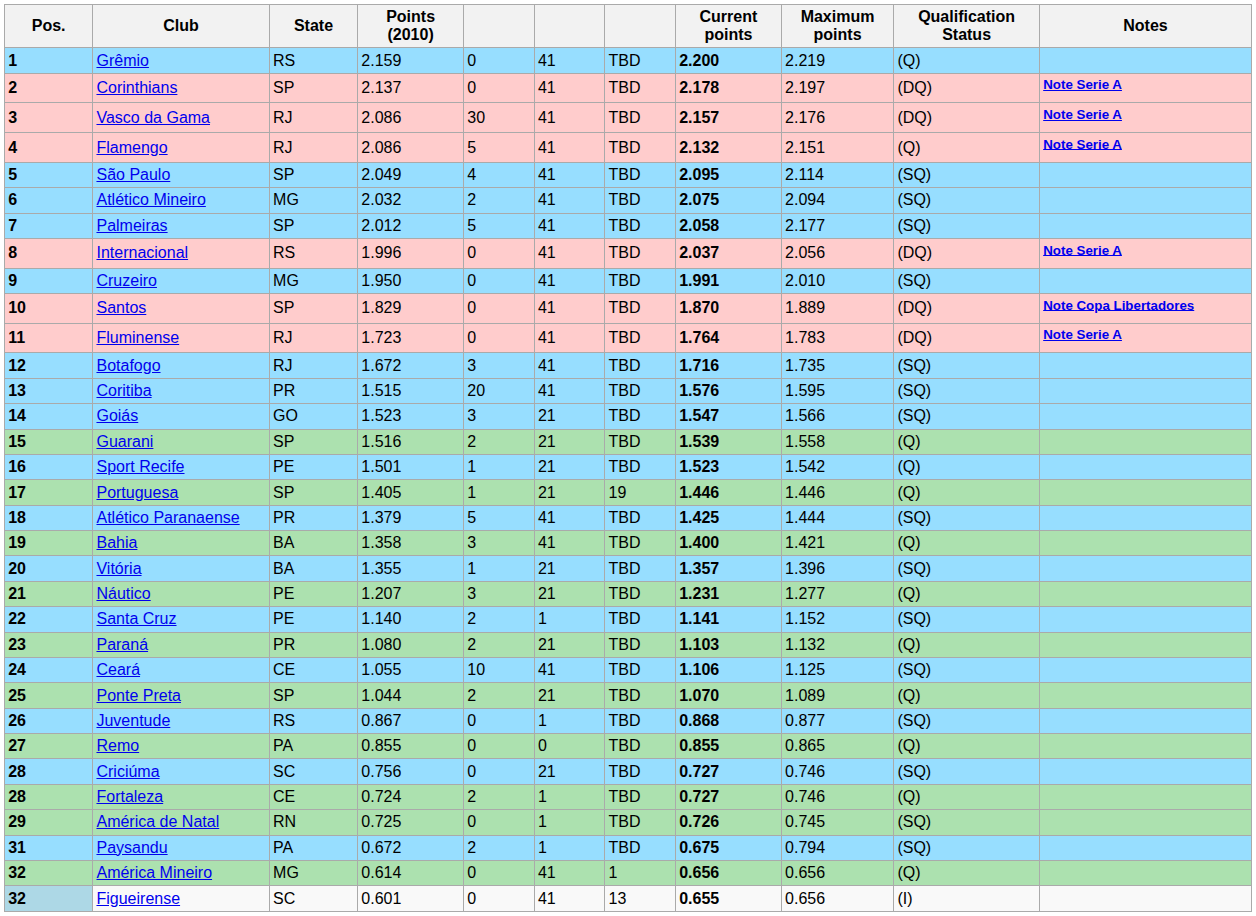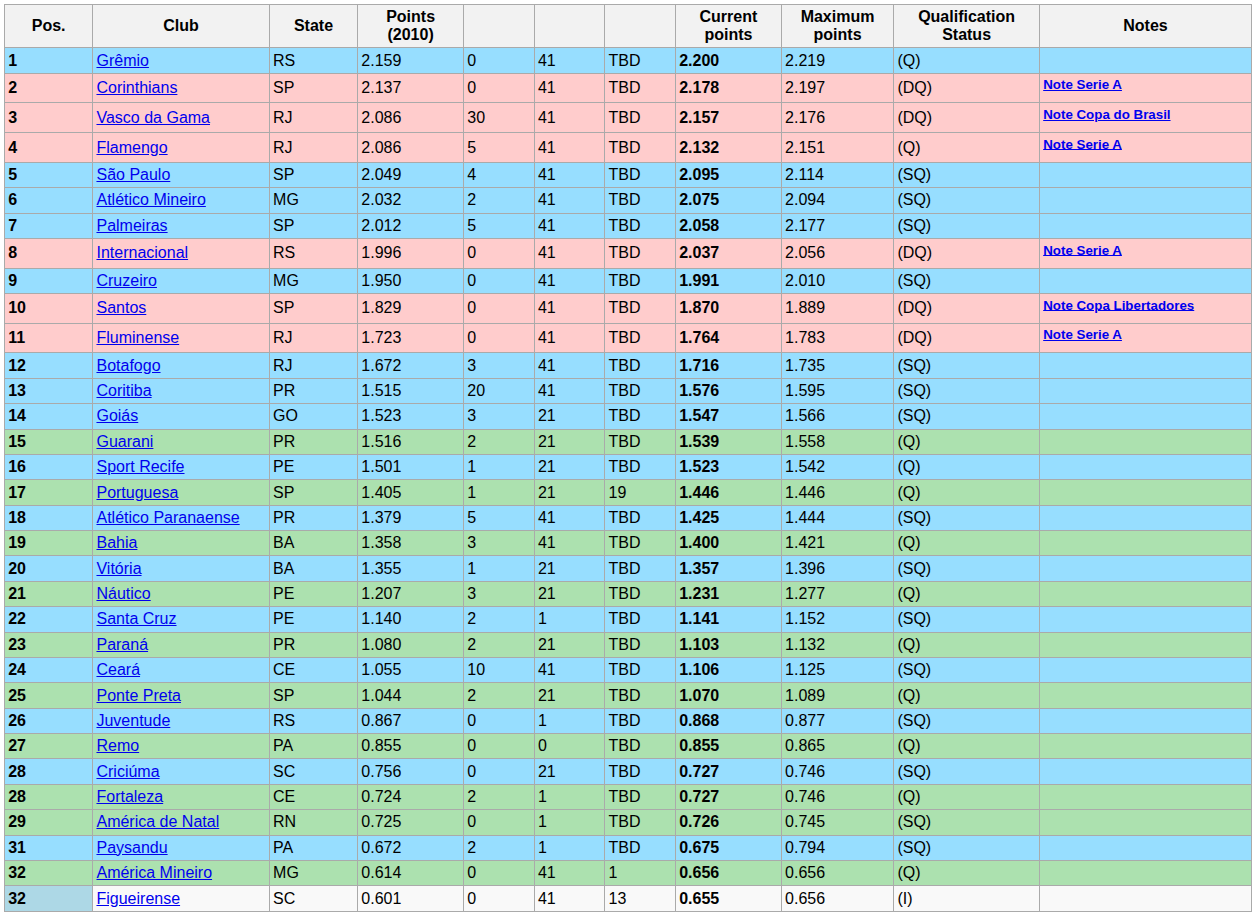(1083, 117) Note Serie A -> (1107, 117) Note Copa do Brasil
(284, 441) SP -> (284, 441) PR
